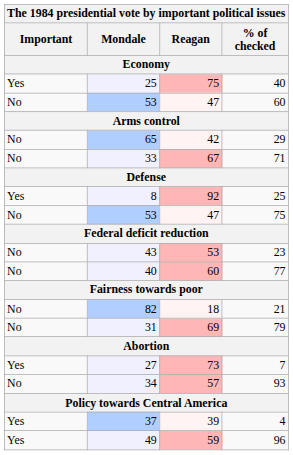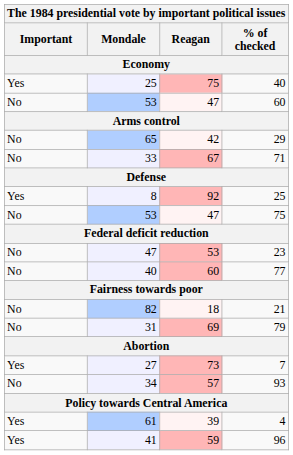(151, 252) 43 -> (151, 252) 47
(151, 421) 37 -> (151, 421) 61
(151, 440) 49 -> (151, 440) 41
